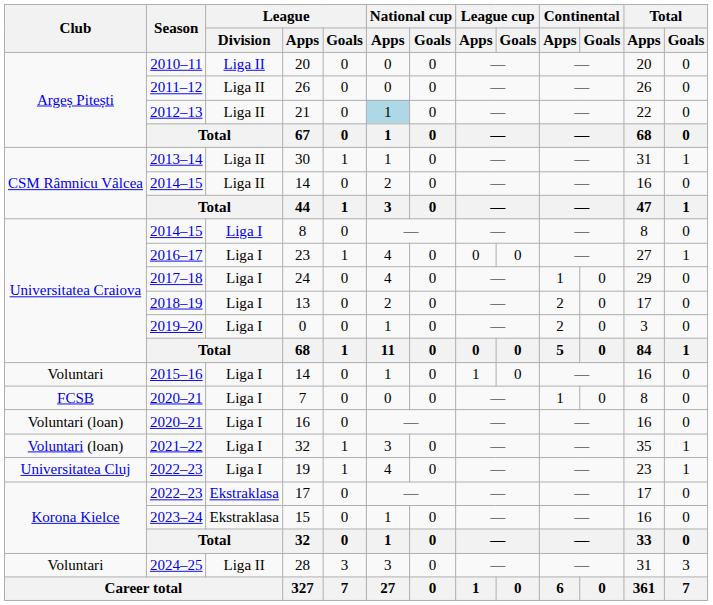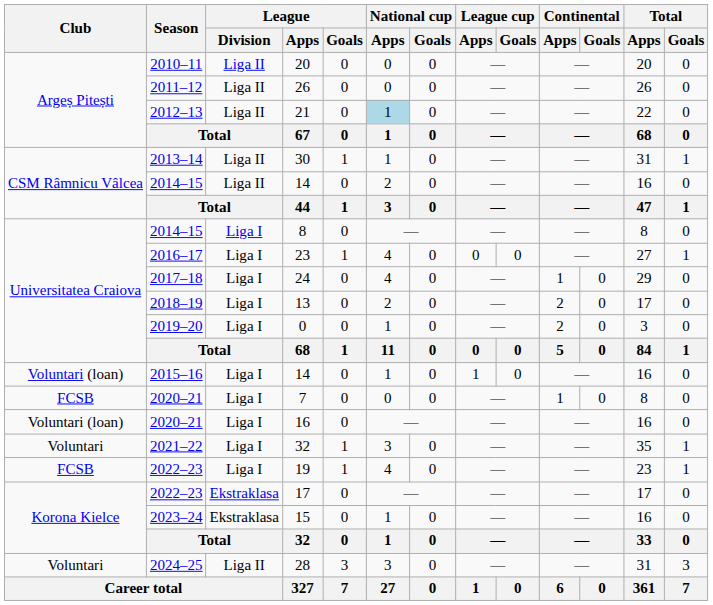(75, 374) Voluntari -> (75, 374) Voluntari (loan)
(75, 445) Voluntari (loan) -> (75, 445) Voluntari
(75, 469) Universitatea Cluj -> (75, 469) FCSB
